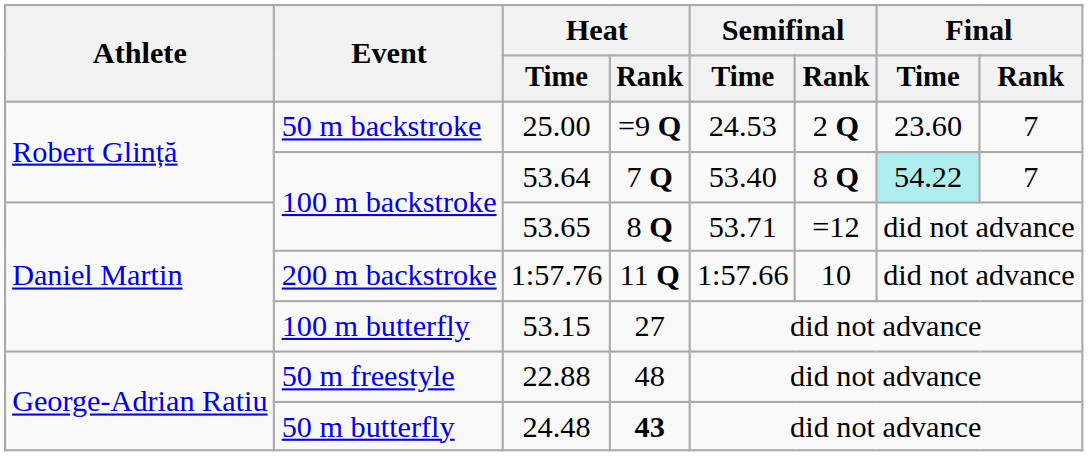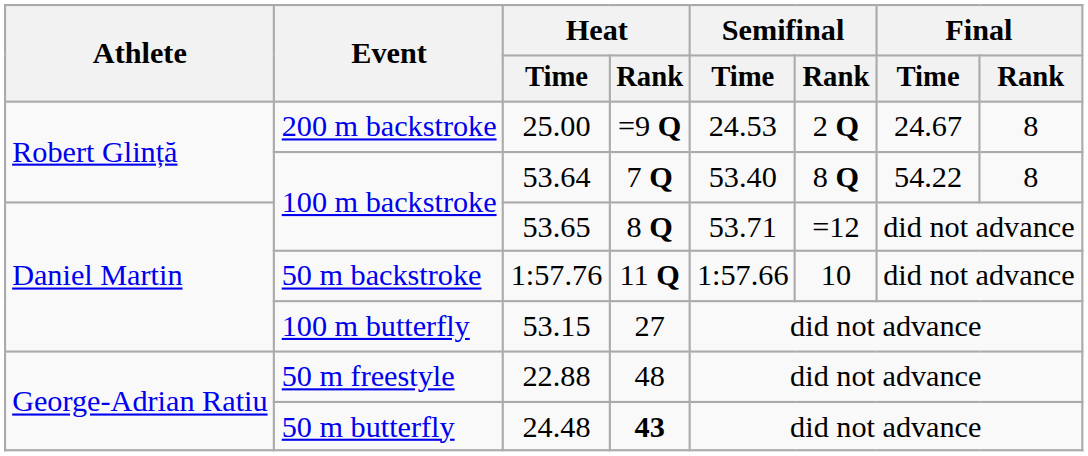(382, 126) 50 m backstroke -> (389, 126) 200 m backstroke
(928, 126) 23.60 -> (928, 126) 24.67
(1031, 126) 7 -> (1031, 126) 8
(928, 176) paleturquoise background -> (928, 176) no background
(1031, 176) 7 -> (1031, 176) 8
(389, 276) 200 m backstroke -> (382, 276) 50 m backstroke
